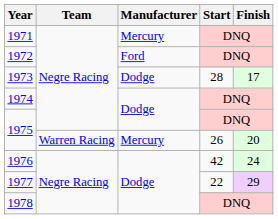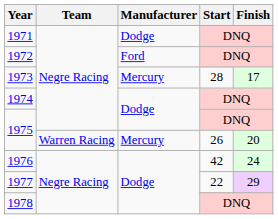(142, 36) Mercury -> (137, 36) Dodge
(137, 78) Dodge -> (142, 78) Mercury
